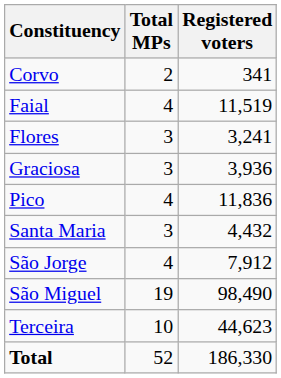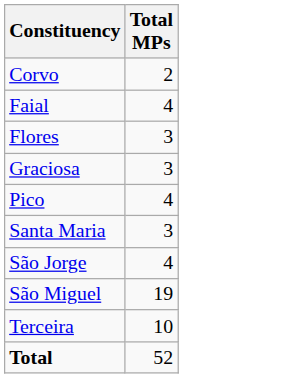- column: (227, 31)
